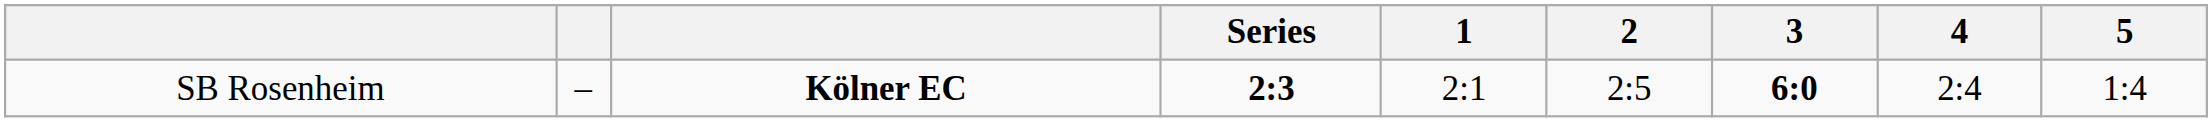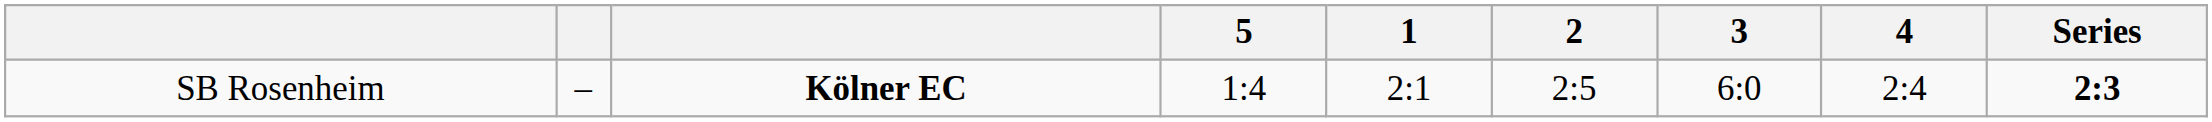columns swapped: (1271, 32) <-> (2125, 32)
(1794, 87) bold -> (1739, 87) normal
